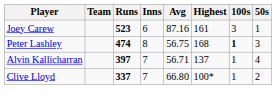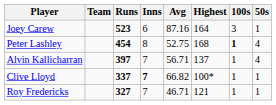(201, 28) 161 -> (201, 28) 164
(123, 44) 474 -> (123, 44) 454
(178, 44) 56.75 -> (178, 44) 52.75
(257, 44) 3 -> (257, 44) 4
(145, 76) normal -> (145, 76) bold
(178, 76) 66.80 -> (178, 76) 66.82
(257, 76) 2 -> (257, 76) 1
+ row: (38, 92)
